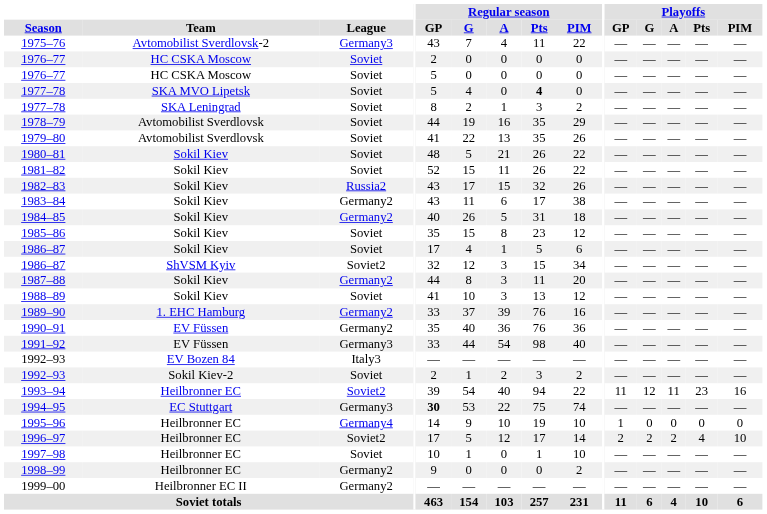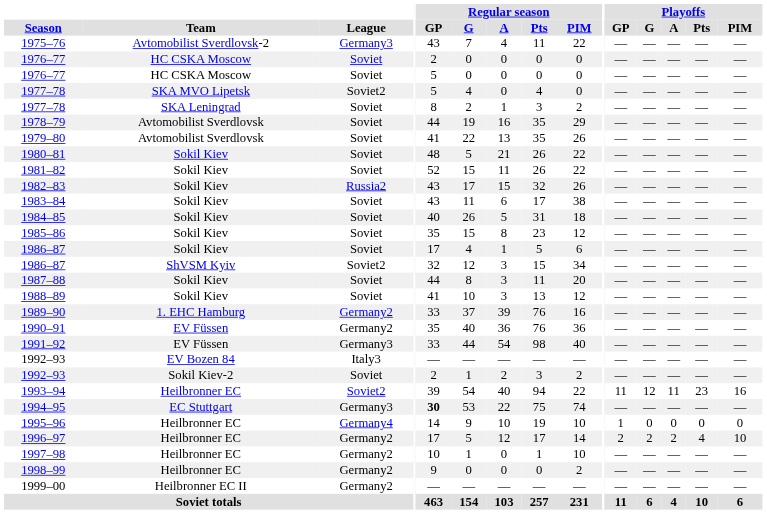(366, 91) Soviet -> (366, 91) Soviet2
(539, 91) bold -> (539, 91) normal
(366, 201) Germany2 -> (366, 201) Soviet
(366, 217) Germany2 -> (366, 217) Soviet
(366, 280) Germany2 -> (366, 280) Soviet
(366, 438) Soviet2 -> (366, 438) Germany2
(366, 454) Soviet -> (366, 454) Germany2
